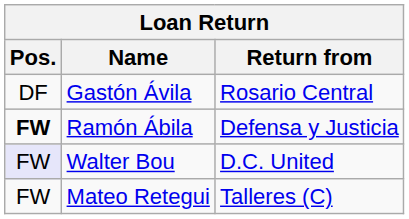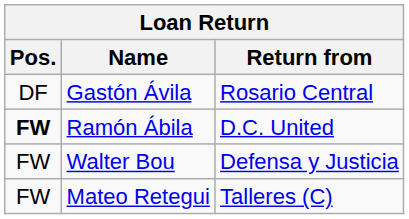(309, 127) Defensa y Justicia -> (277, 127) D.C. United
(33, 162) lavender background -> (33, 162) no background
(277, 162) D.C. United -> (309, 162) Defensa y Justicia
